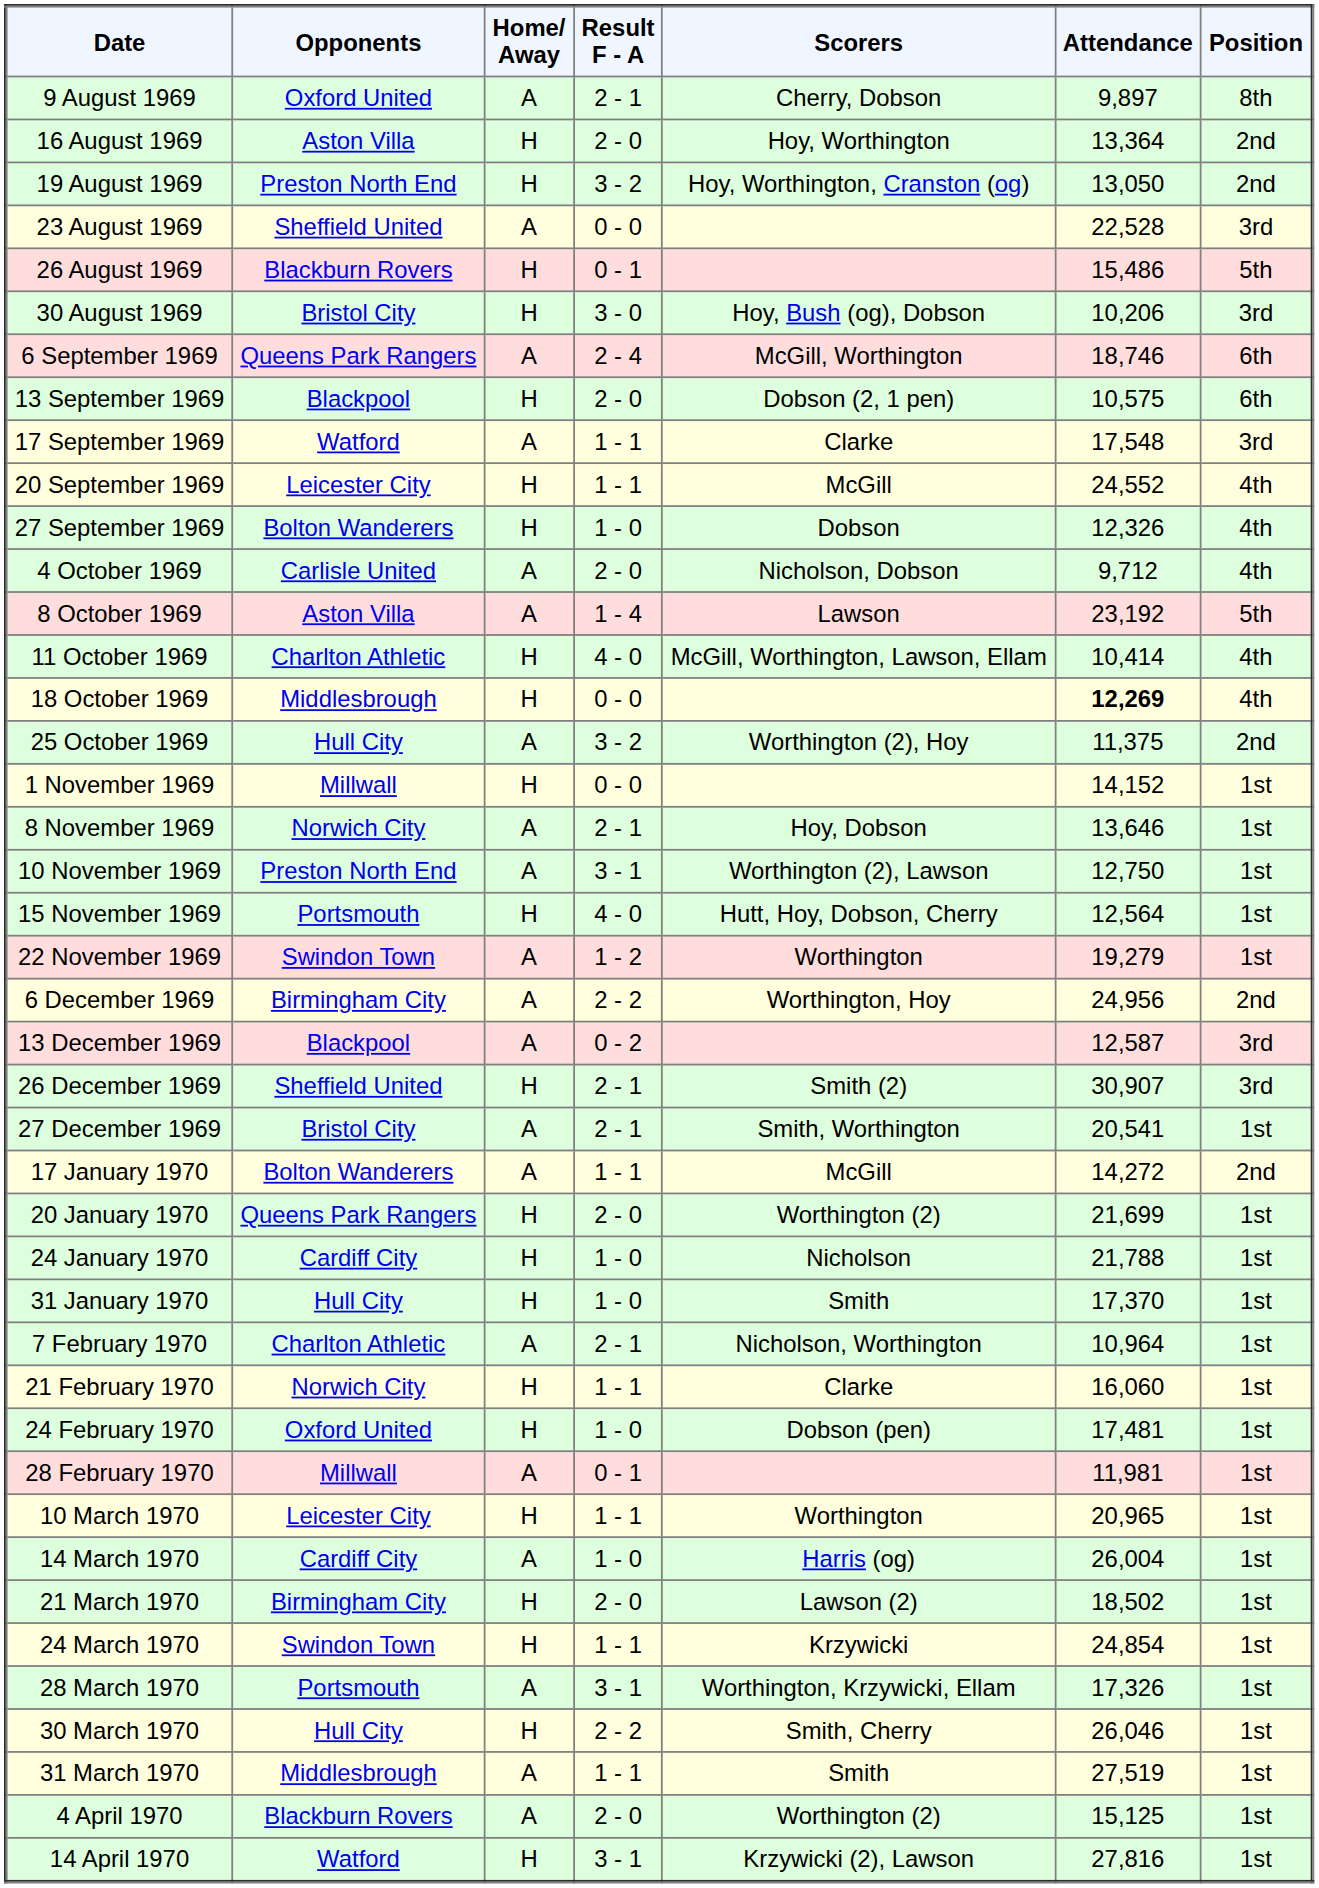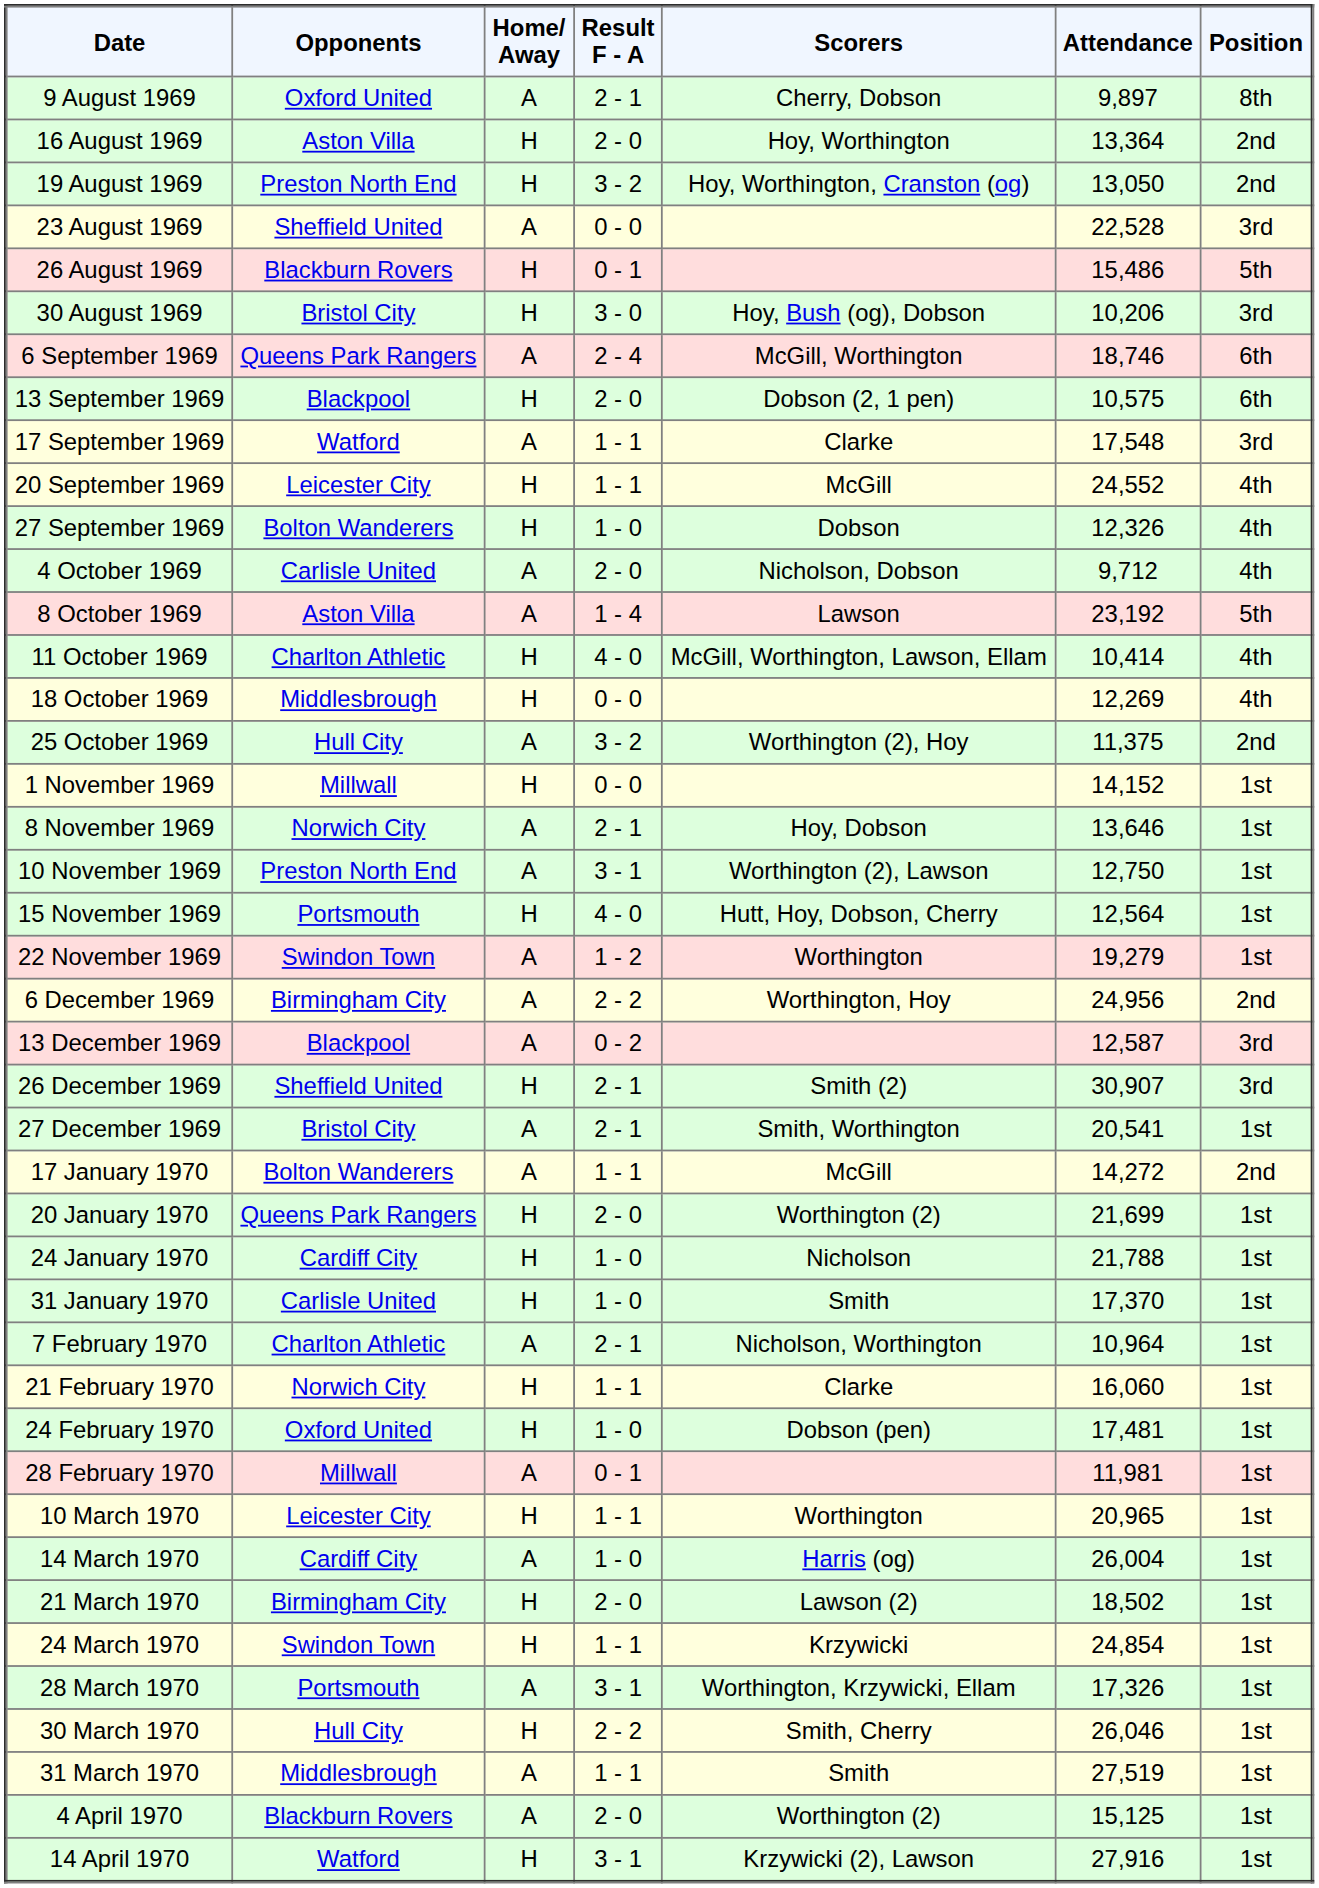(1128, 699) bold -> (1128, 699) normal
(358, 1301) Hull City -> (358, 1301) Carlisle United
(1128, 1859) 27,816 -> (1128, 1859) 27,916
